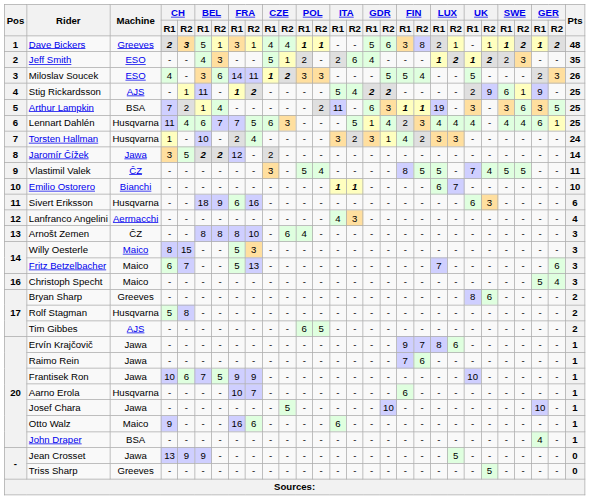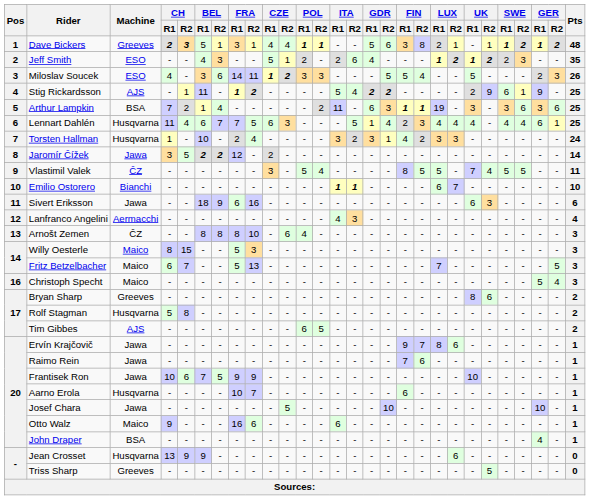(557, 107) 5 -> (557, 107) 6
(136, 202) Husqvarna -> (136, 202) Jawa
(557, 265) 6 -> (557, 265) 5
(136, 455) Jawa -> (136, 455) Husqvarna
(456, 455) 5 -> (456, 455) 6
